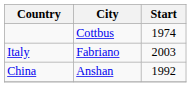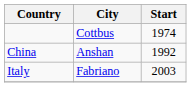rows swapped: (22, 71) <-> (18, 52)
